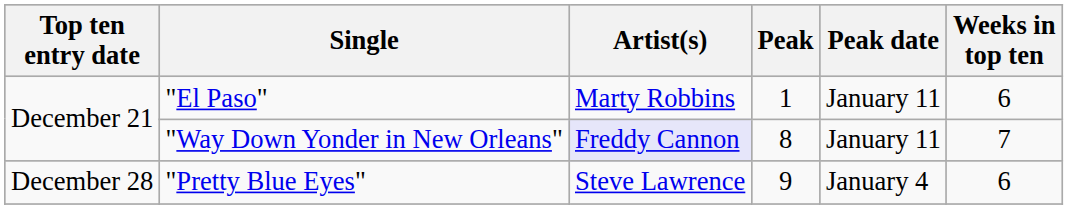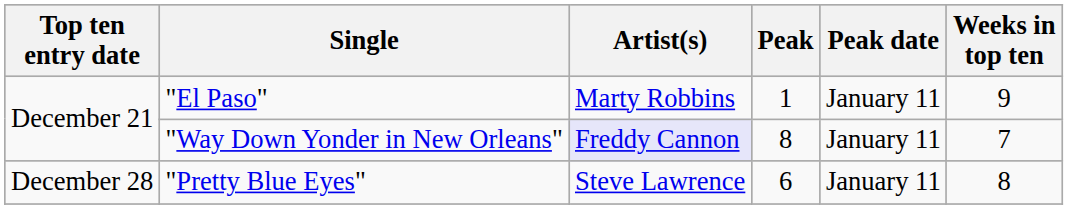(1004, 97) 6 -> (1004, 97) 9
(786, 181) 9 -> (786, 181) 6
(877, 181) January 4 -> (883, 181) January 11
(1004, 181) 6 -> (1004, 181) 8
